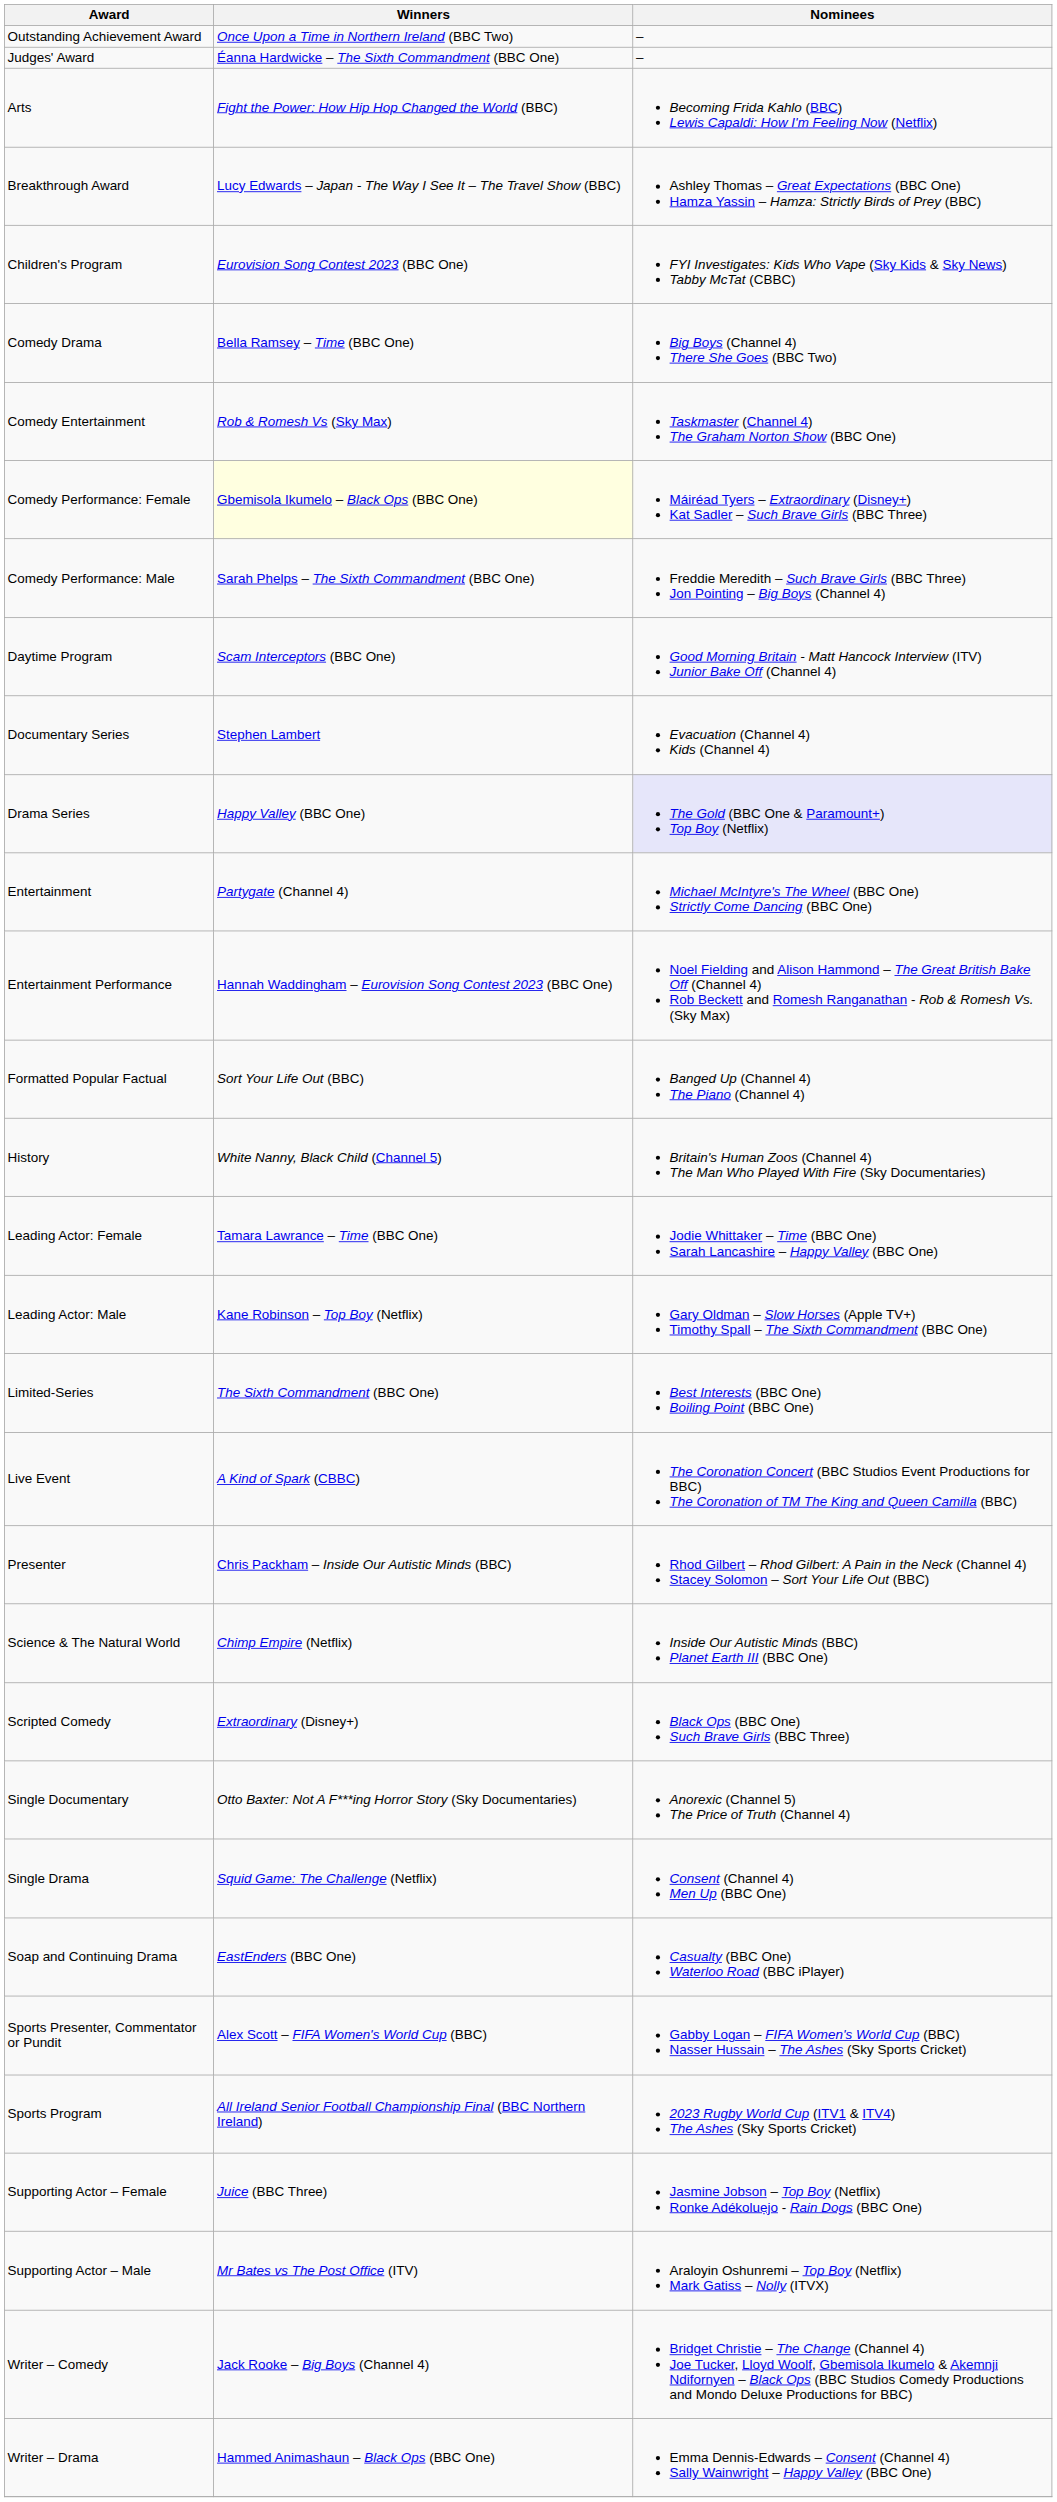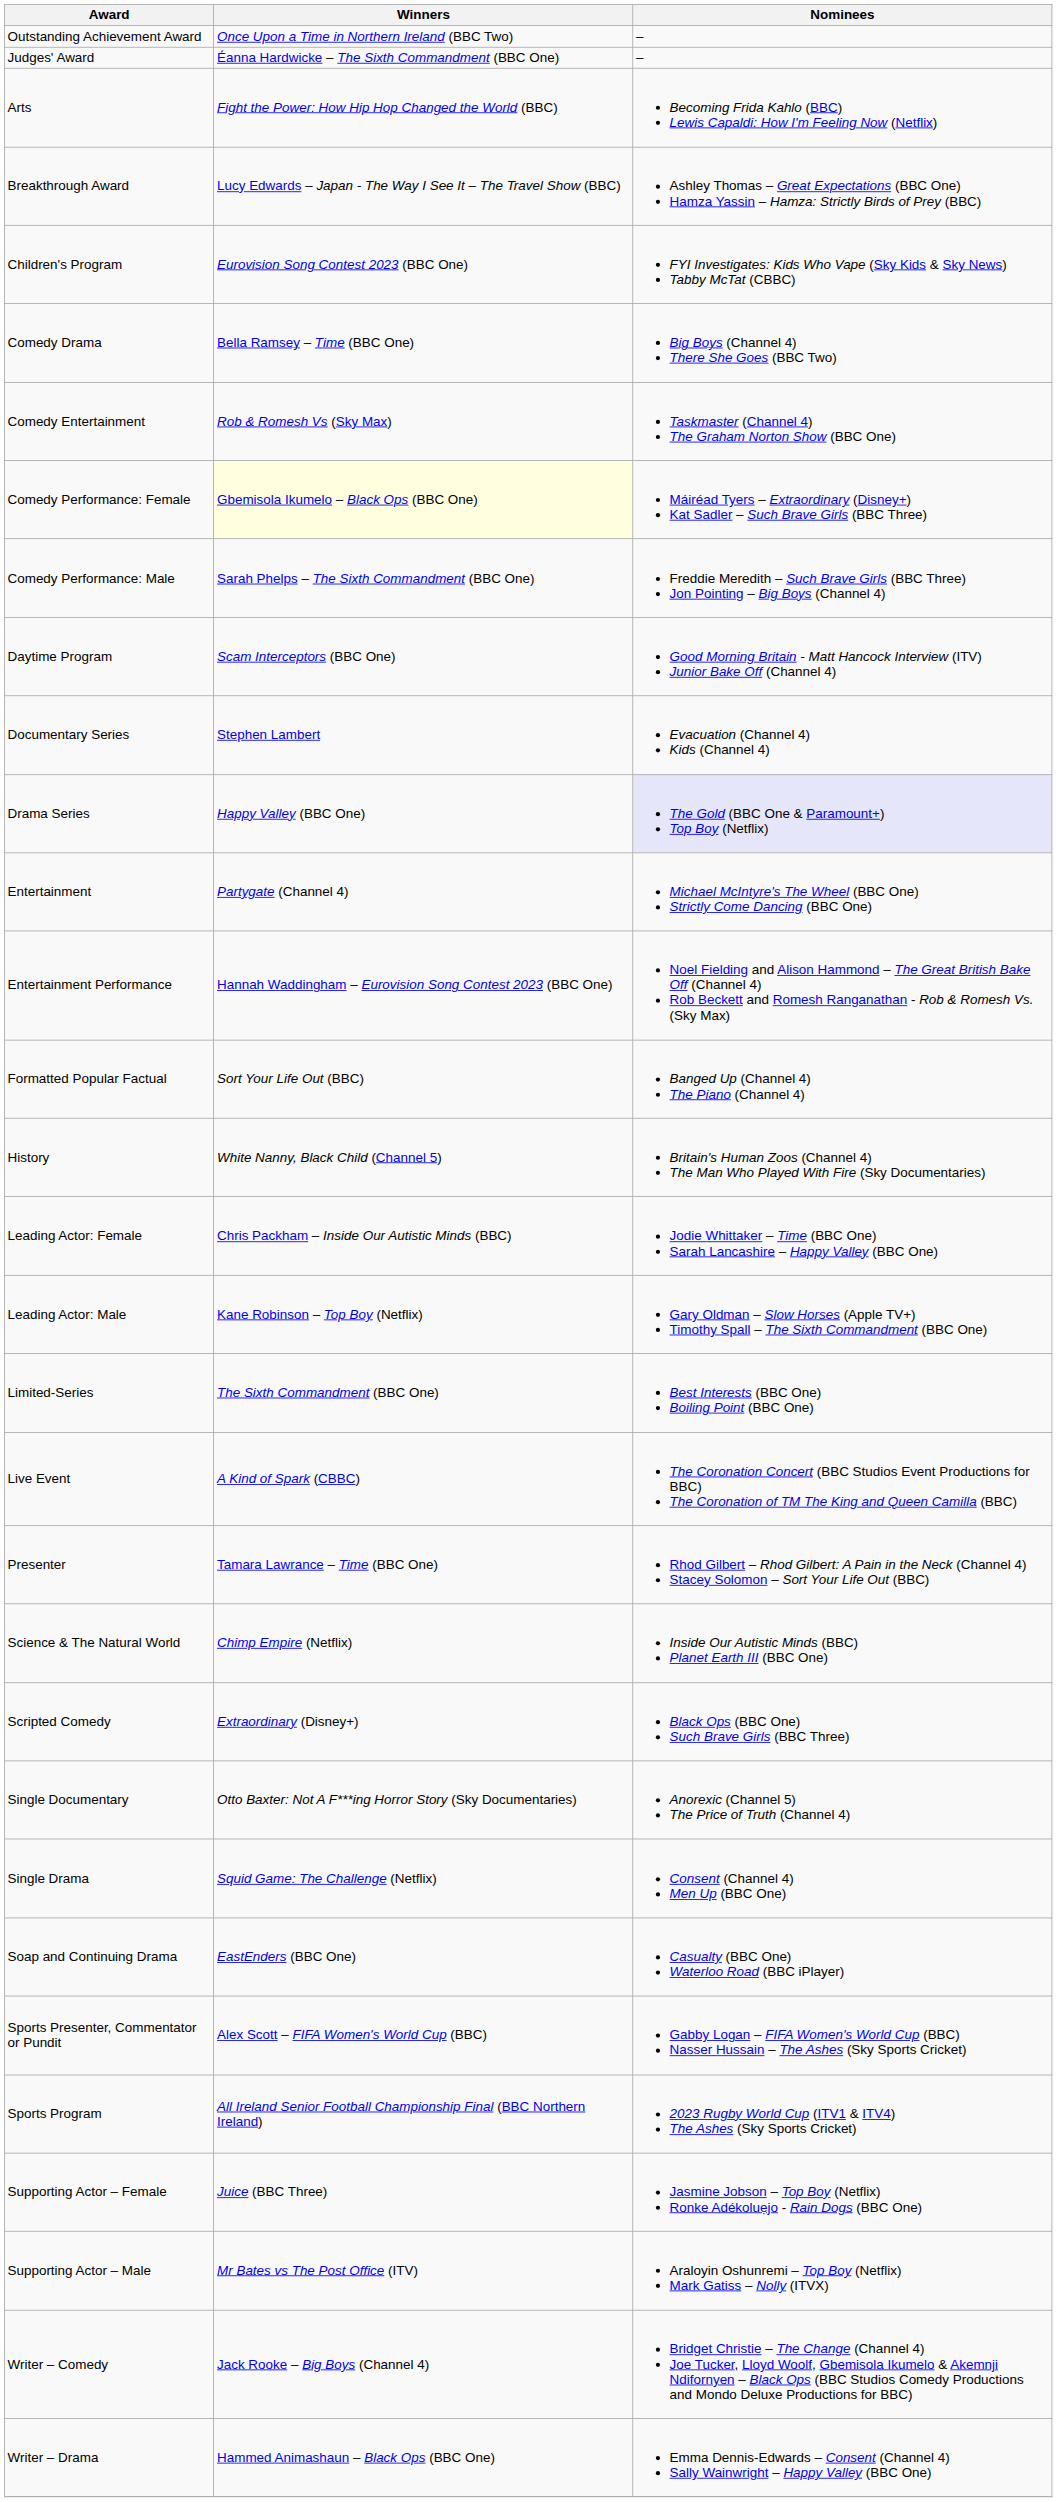(327, 1235) Tamara Lawrance – Time (BBC One) -> (364, 1235) Chris Packham – Inside Our Autistic Minds (BBC)
(364, 1564) Chris Packham – Inside Our Autistic Minds (BBC) -> (327, 1564) Tamara Lawrance – Time (BBC One)
